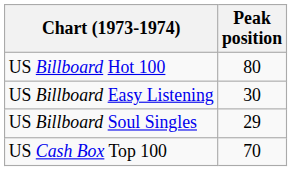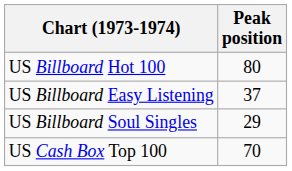(252, 94) 30 -> (252, 94) 37
